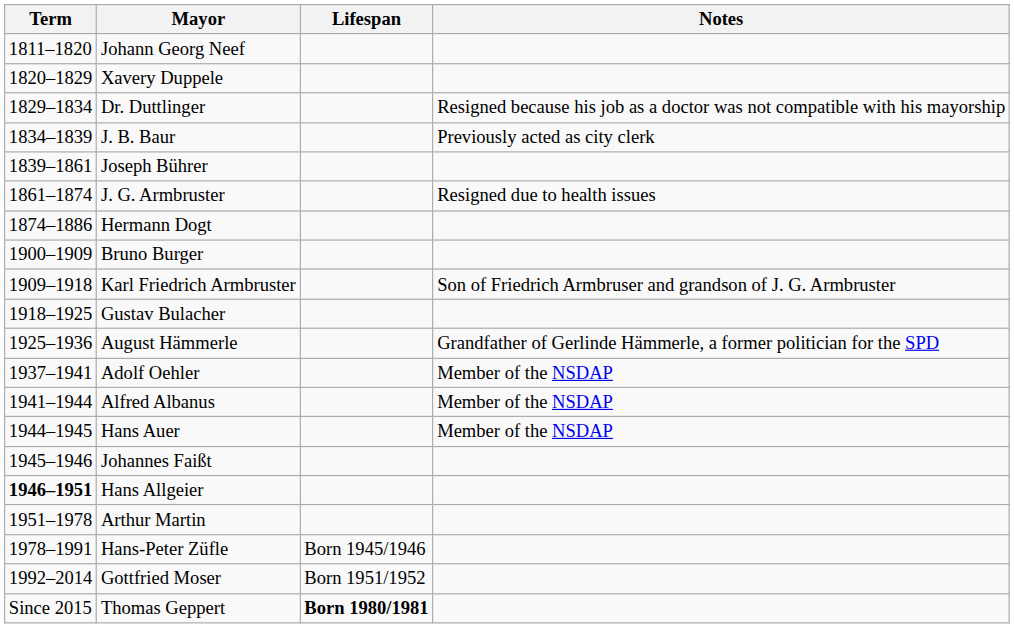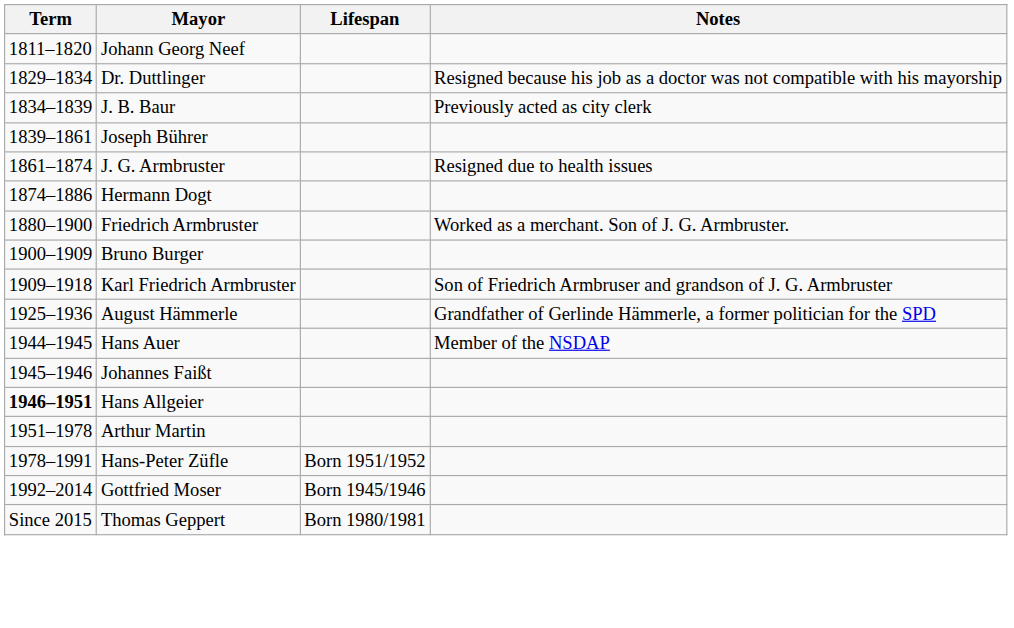- row: (162, 78)
+ row: (180, 225)
- row: (163, 313)
- row: (150, 372)
- row: (158, 401)
(365, 549) Born 1945/1946 -> (365, 460) Born 1951/1952
(365, 578) Born 1951/1952 -> (365, 490) Born 1945/1946
(366, 607) bold -> (365, 519) normal
